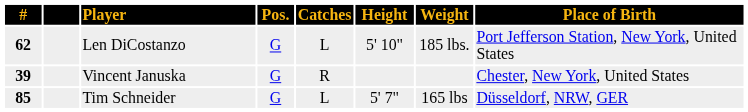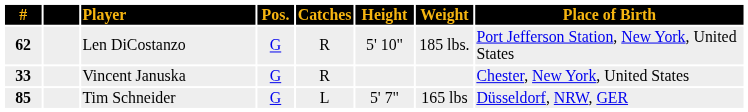(325, 45) L -> (325, 45) R
(23, 76) 39 -> (23, 76) 33
